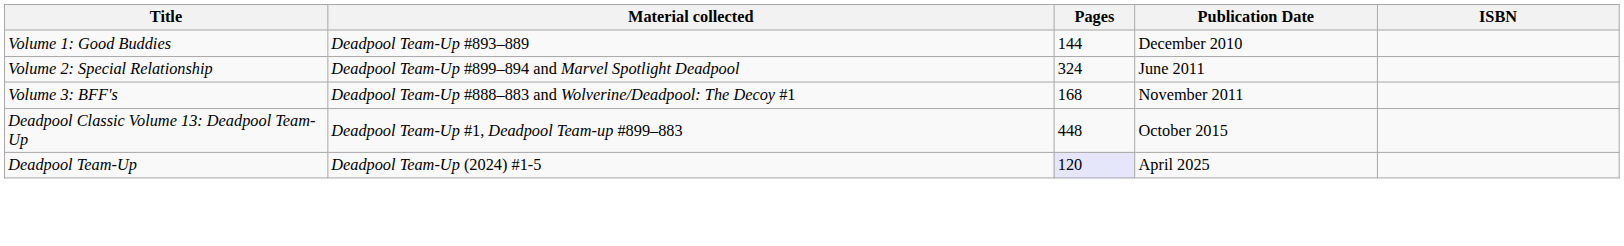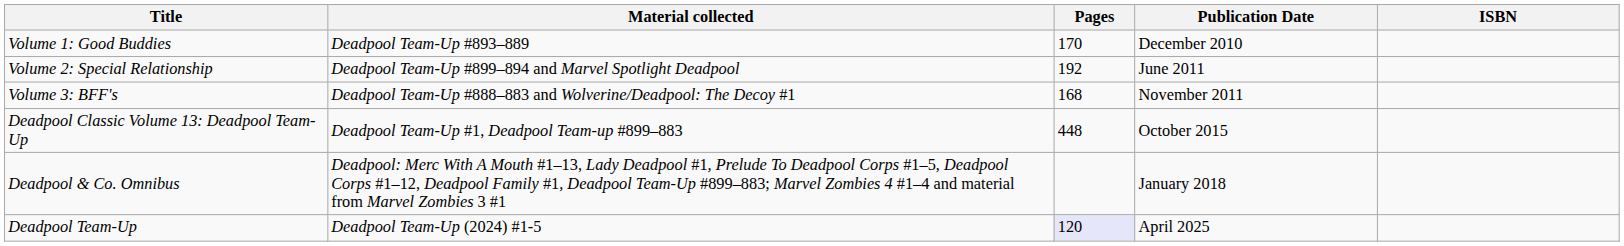(1070, 43) 144 -> (1070, 43) 170
(1070, 69) 324 -> (1070, 69) 192
+ row: (94, 183)
